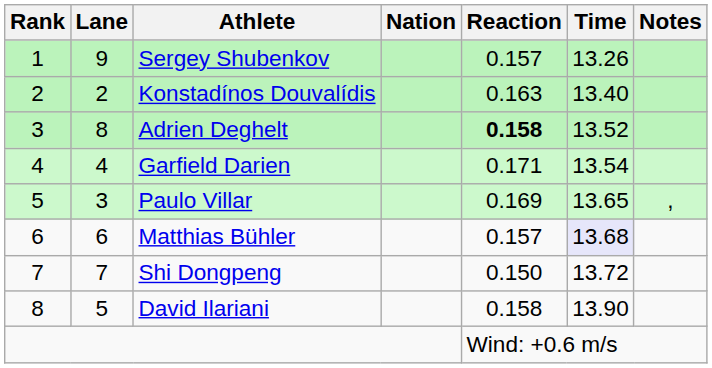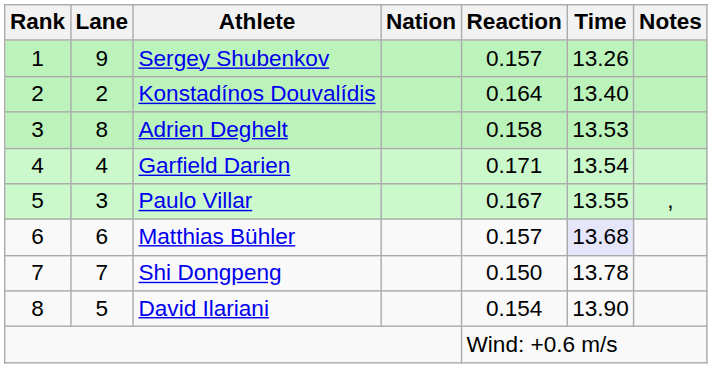(514, 93) 0.163 -> (514, 93) 0.164
(514, 129) bold -> (514, 129) normal
(600, 129) 13.52 -> (600, 129) 13.53
(514, 201) 0.169 -> (514, 201) 0.167
(600, 201) 13.65 -> (600, 201) 13.55
(600, 272) 13.72 -> (600, 272) 13.78
(514, 308) 0.158 -> (514, 308) 0.154
